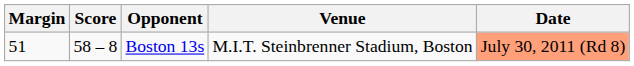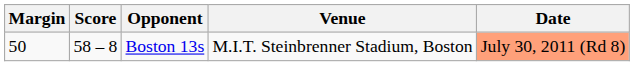(17, 46) 51 -> (17, 46) 50
